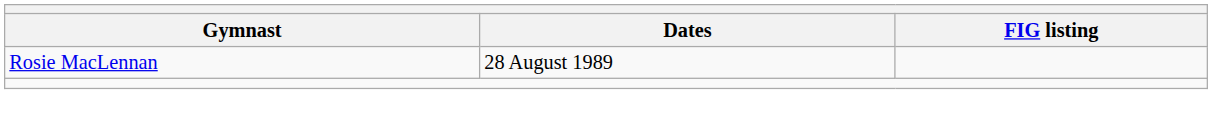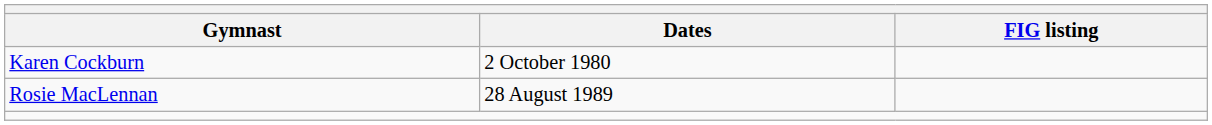+ row: (77, 62)
